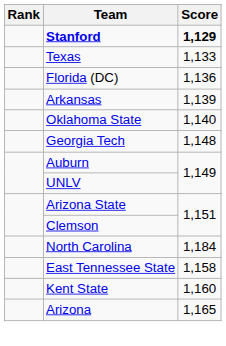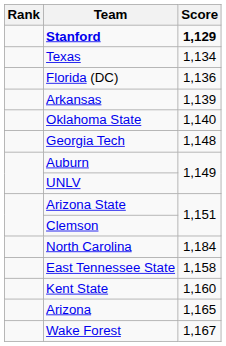(200, 57) 1,133 -> (200, 57) 1,134
+ row: (83, 330)
